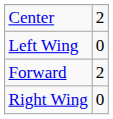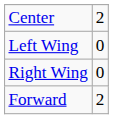rows swapped: (48, 99) <-> (37, 72)
